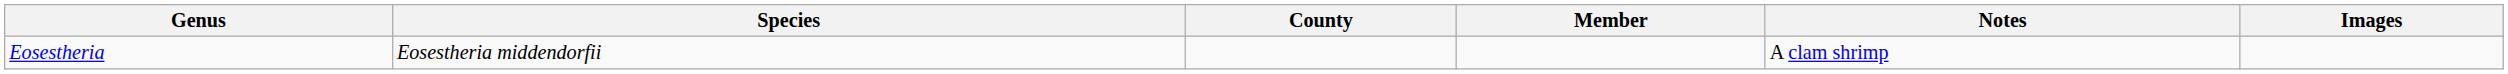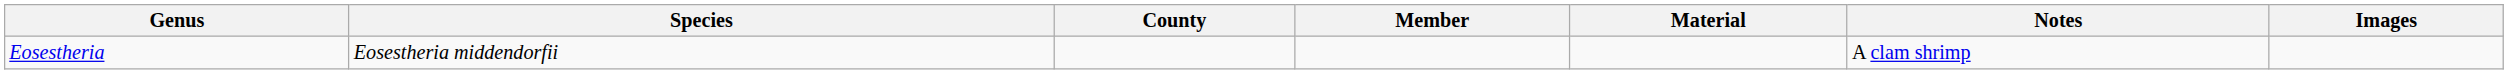+ column: (1708, 20)
